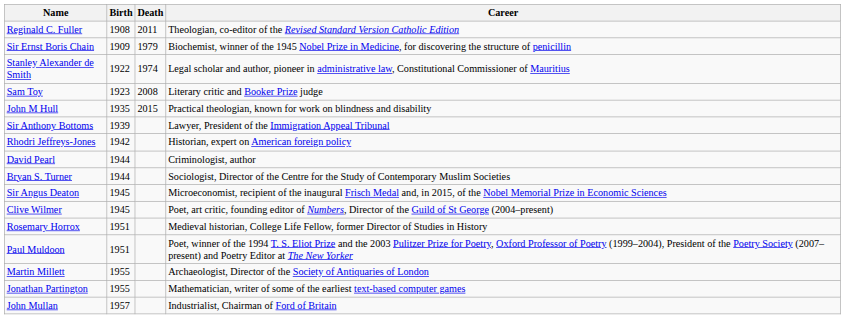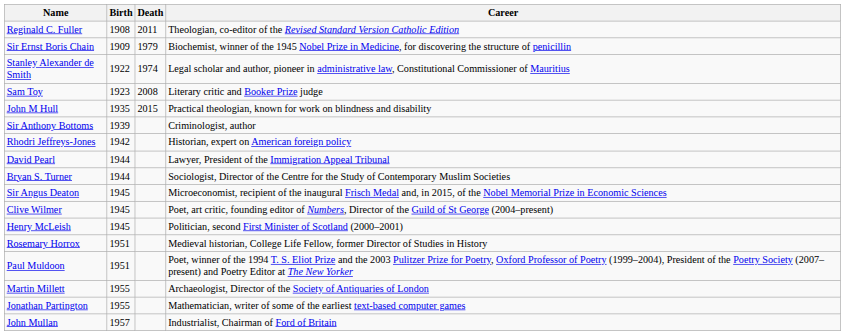(279, 125) Lawyer, President of the Immigration Appeal Tribunal -> (212, 125) Criminologist, author
(212, 159) Criminologist, author -> (279, 159) Lawyer, President of the Immigration Appeal Tribunal
+ row: (39, 226)
